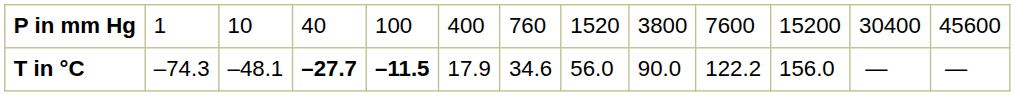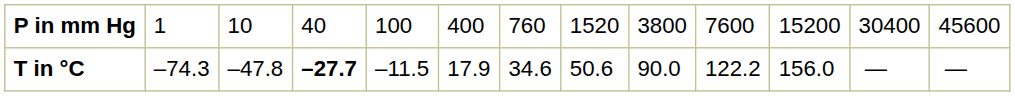(255, 69) –48.1 -> (255, 69) –47.8
(402, 69) bold -> (402, 69) normal
(592, 69) 56.0 -> (591, 69) 50.6
